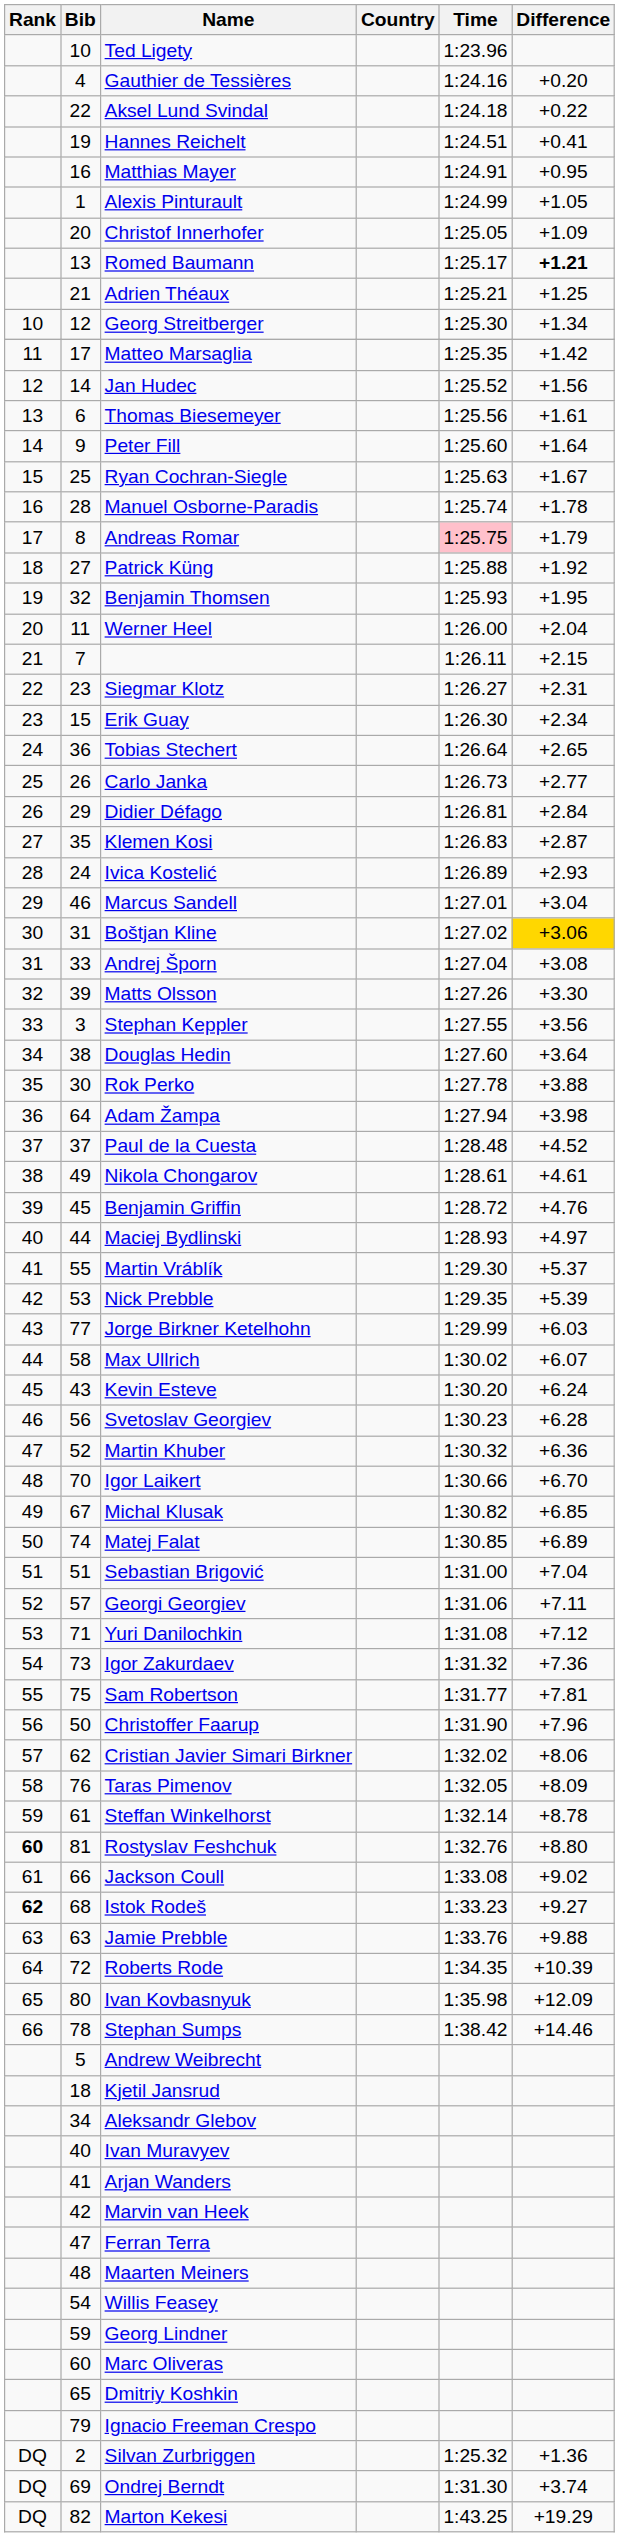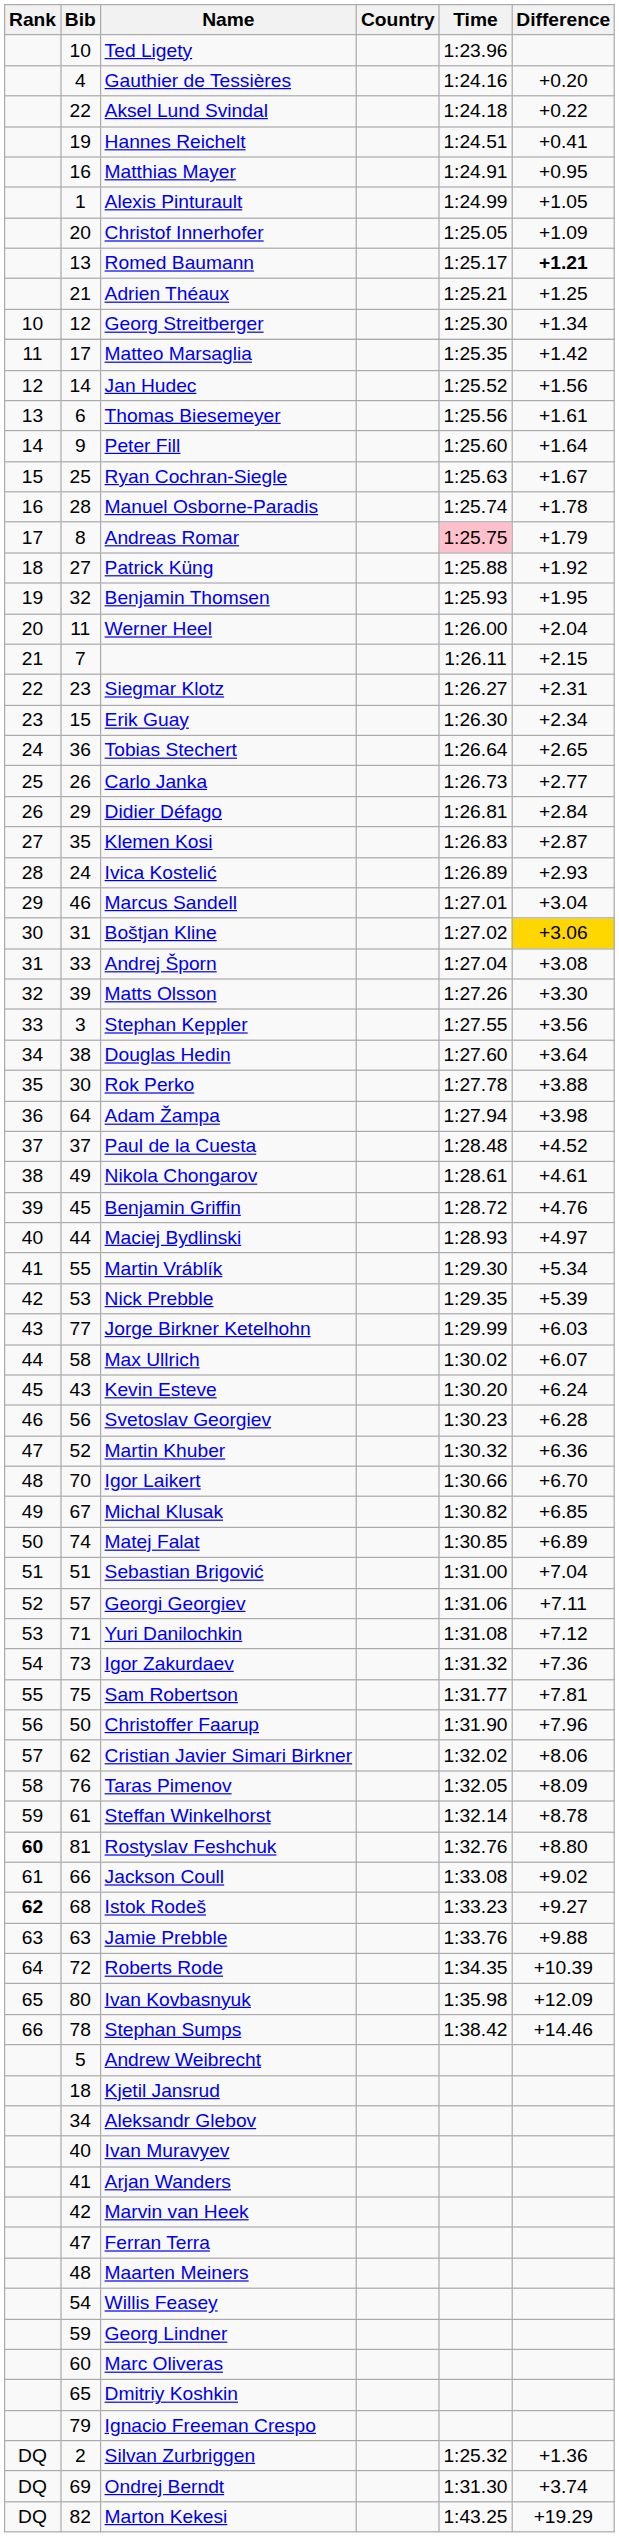(563, 1268) +5.37 -> (563, 1268) +5.34
